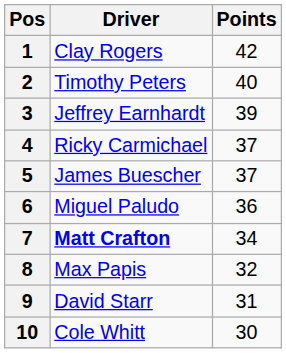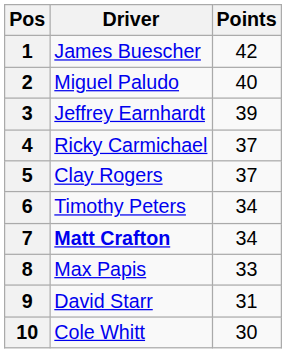(108, 51) Clay Rogers -> (128, 51) James Buescher
(120, 82) Timothy Peters -> (117, 82) Miguel Paludo
(128, 176) James Buescher -> (108, 176) Clay Rogers
(117, 207) Miguel Paludo -> (120, 207) Timothy Peters
(247, 207) 36 -> (247, 207) 34
(247, 269) 32 -> (247, 269) 33
